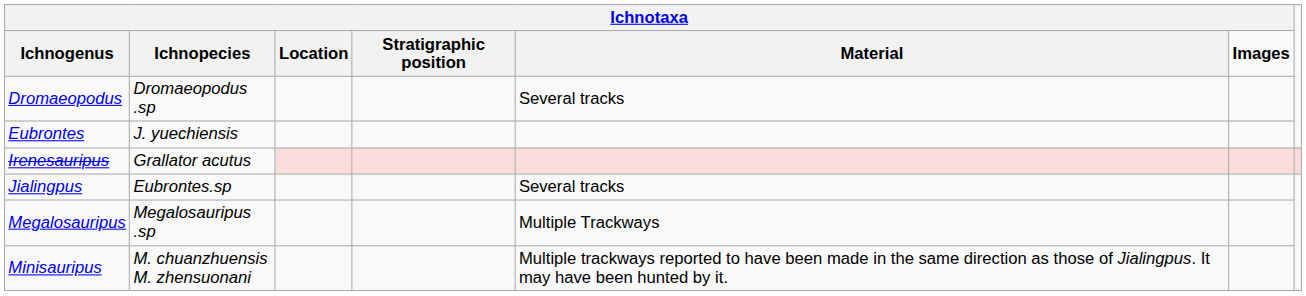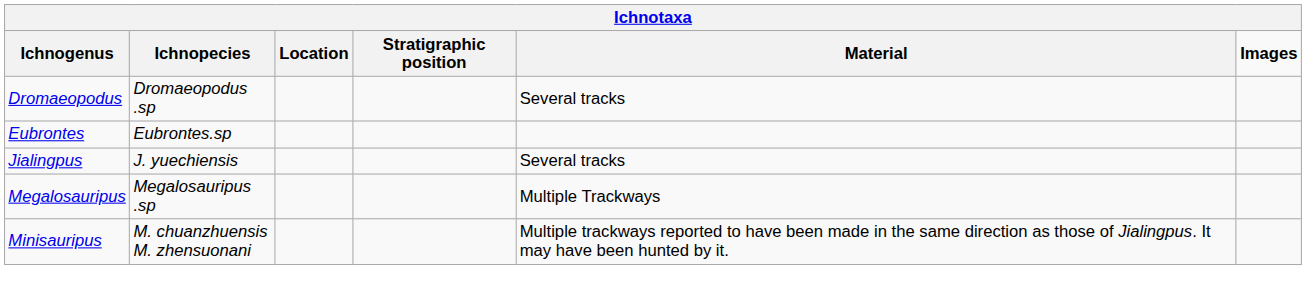(186, 134) J. yuechiensis -> (183, 134) Eubrontes.sp
- row: (59, 160)
(183, 187) Eubrontes.sp -> (186, 160) J. yuechiensis
